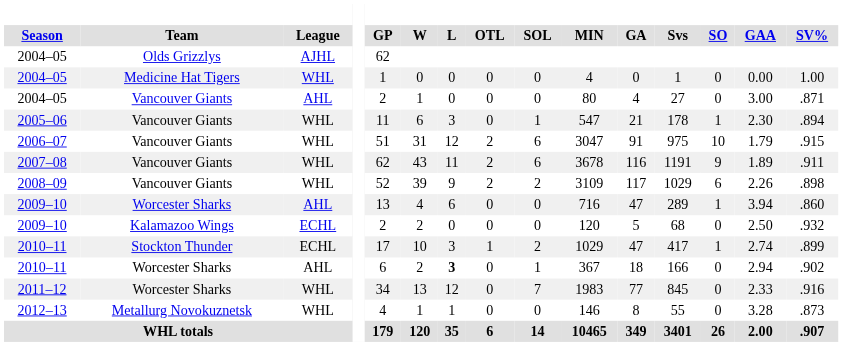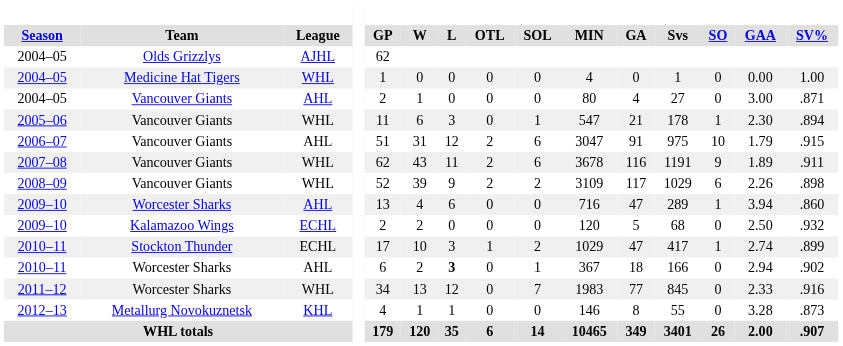(318, 141) WHL -> (318, 141) AHL
(318, 310) WHL -> (318, 310) KHL
